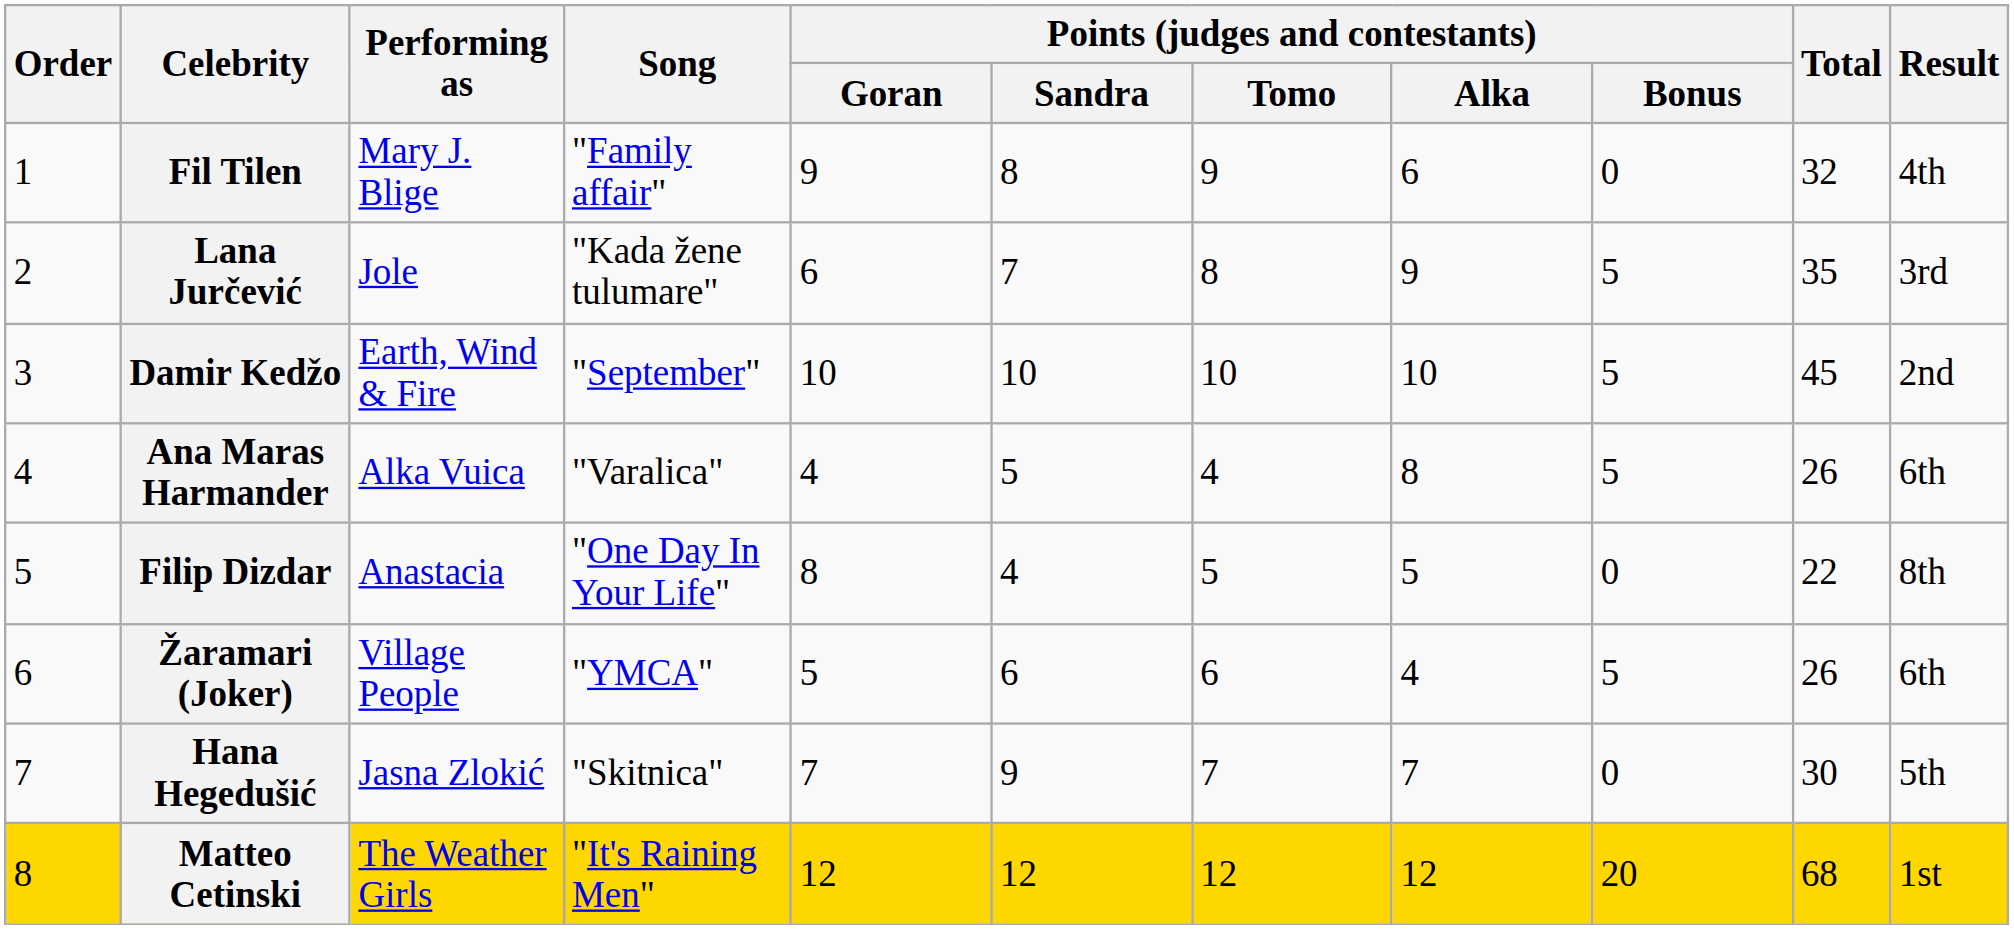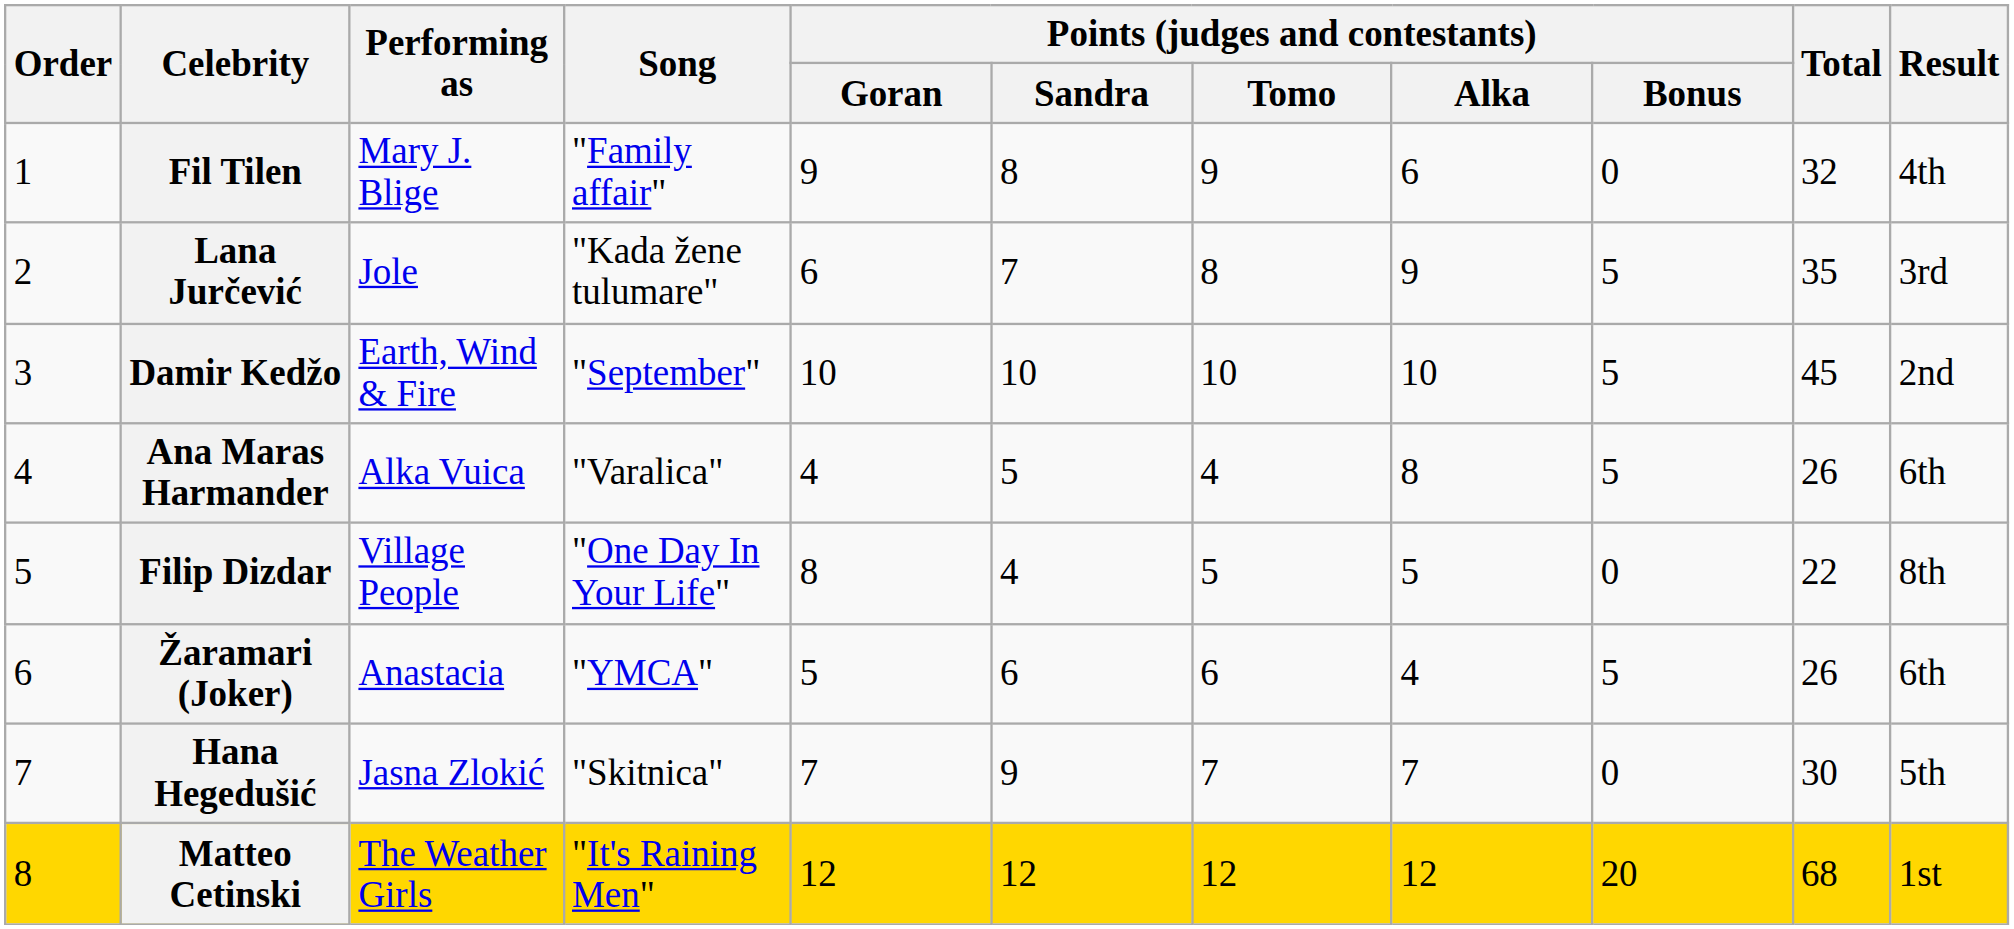(431, 572) Anastacia -> (412, 572) Village People
(412, 672) Village People -> (431, 672) Anastacia
